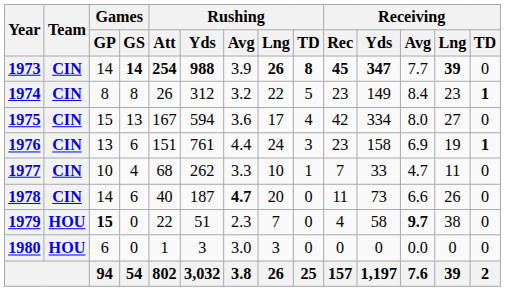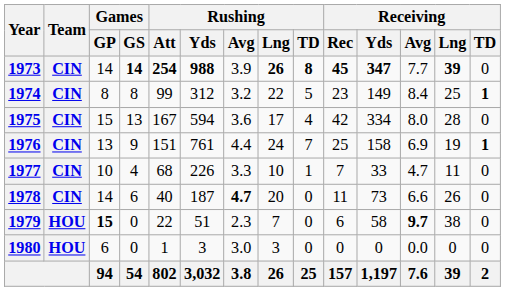(164, 94) 26 -> (164, 94) 99
(452, 94) 23 -> (452, 94) 25
(452, 119) 27 -> (452, 119) 28
(134, 145) 6 -> (134, 145) 9
(308, 145) 3 -> (308, 145) 7
(340, 145) 23 -> (340, 145) 25
(202, 171) 262 -> (202, 171) 226
(340, 222) 4 -> (340, 222) 6
